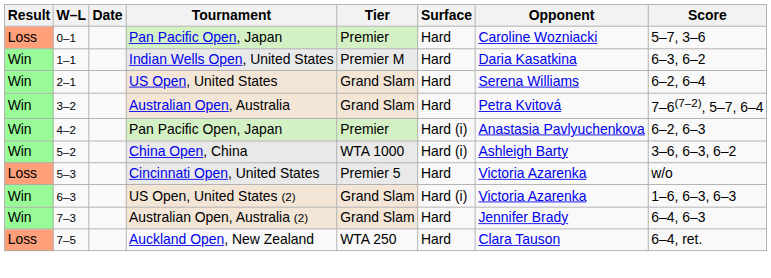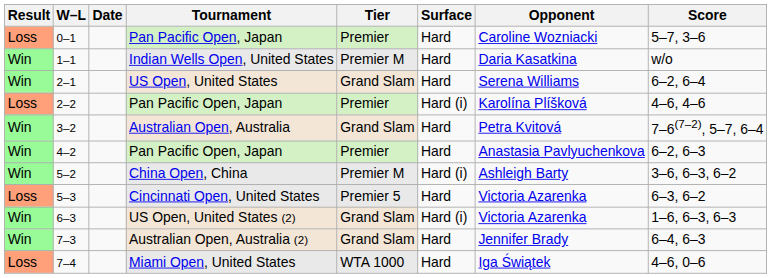(678, 59) 6–3, 6–2 -> (662, 59) w/o
+ row: (66, 104)
(444, 129) Hard (i) -> (436, 151) Hard
(372, 151) WTA 1000 -> (372, 173) Premier M
(662, 173) w/o -> (678, 195) 6–3, 6–2
+ row: (66, 263)
- row: (66, 240)
